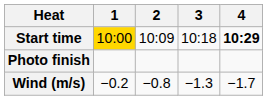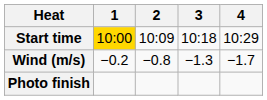(241, 38) bold -> (241, 38) normal
rows swapped: (49, 83) <-> (49, 60)
